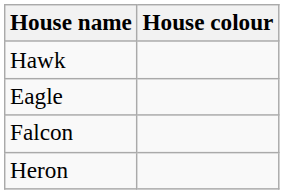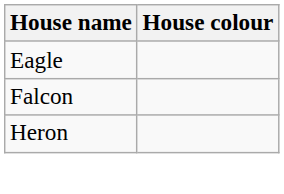- row: (38, 59)
